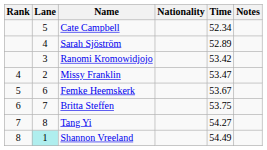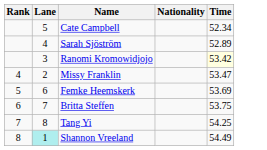- column: (248, 12)
(220, 59) no background -> (220, 59) lightyellow background
(220, 91) 53.67 -> (220, 91) 53.69
(220, 122) 54.27 -> (220, 122) 54.25
